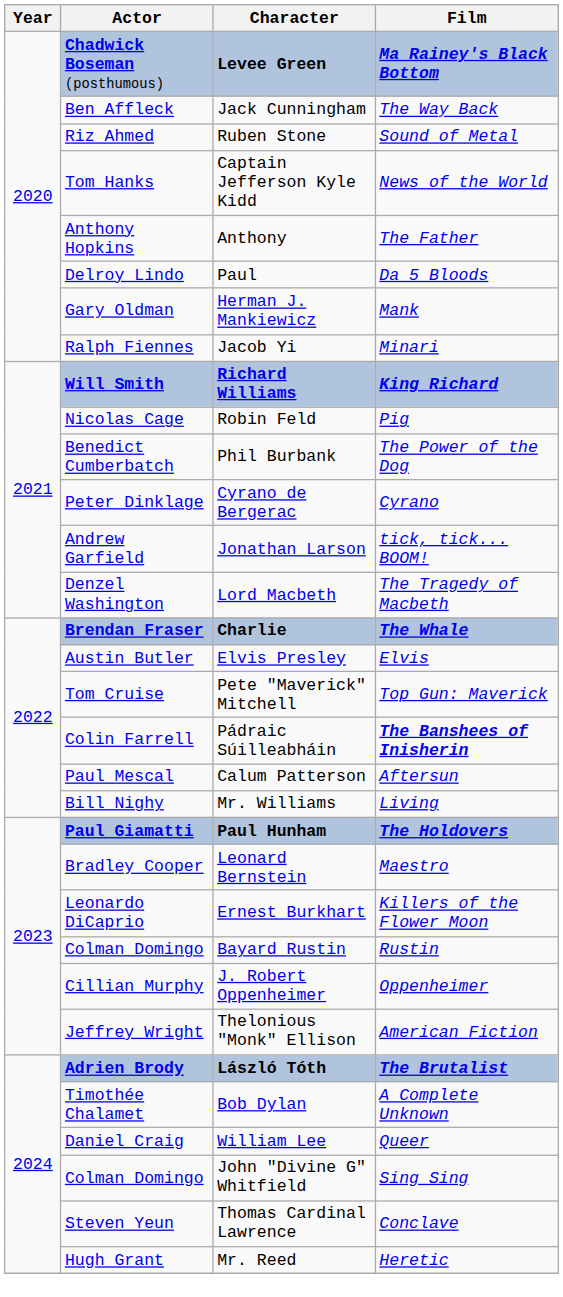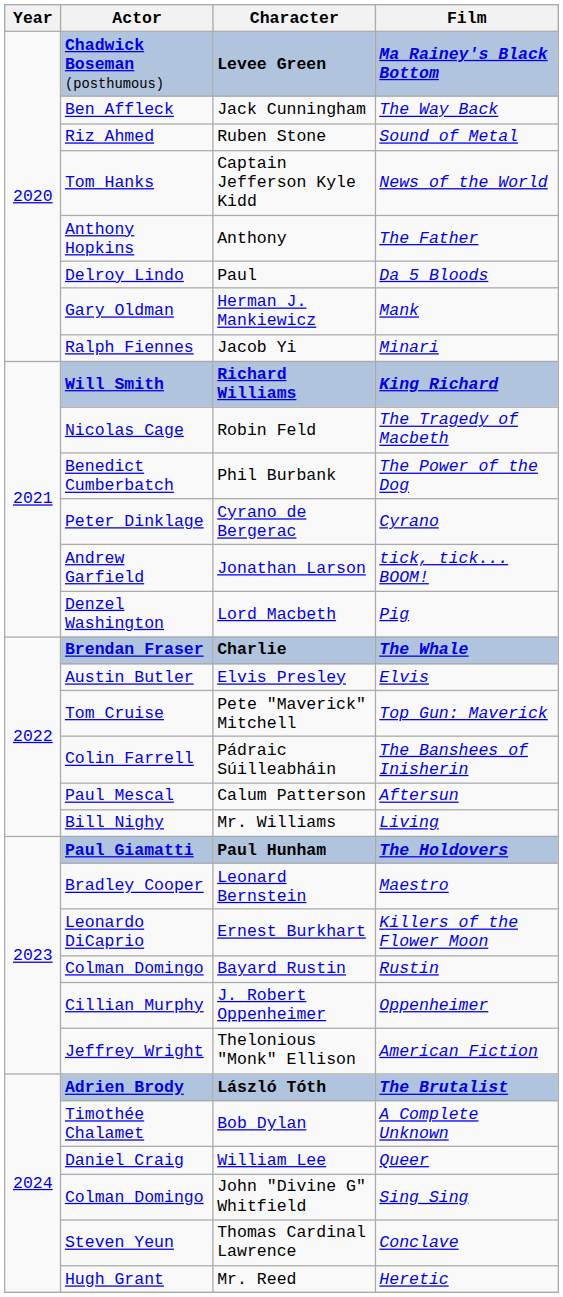(394, 421) Pig -> (449, 430) The Tragedy of Macbeth
(449, 595) The Tragedy of Macbeth -> (394, 614) Pig
(454, 741) bold -> (454, 760) normal
